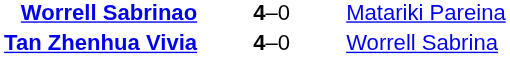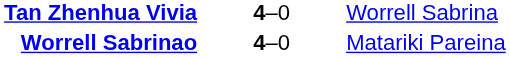rows swapped: (101, 43) <-> (109, 12)
